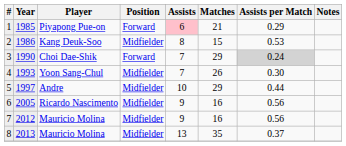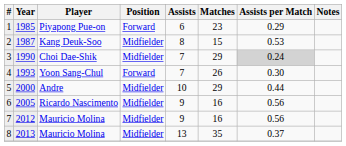(182, 27) pink background -> (182, 27) no background
(217, 27) 21 -> (217, 27) 23
(25, 42) 1986 -> (25, 42) 1987
(139, 57) Forward -> (143, 57) Midfielder
(143, 73) Midfielder -> (139, 73) Forward
(25, 88) 1997 -> (25, 88) 2000
